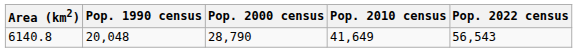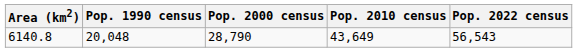(352, 37) 41,649 -> (352, 37) 43,649
